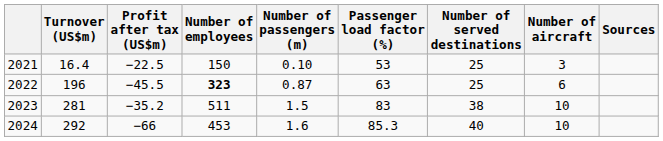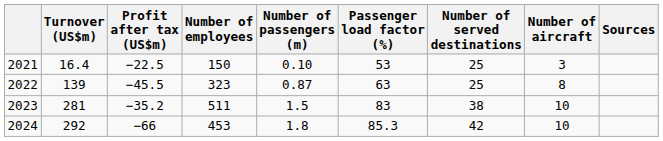(74, 85) 196 -> (74, 85) 139
(219, 85) bold -> (219, 85) normal
(562, 85) 6 -> (562, 85) 8
(297, 126) 1.6 -> (297, 126) 1.8
(476, 126) 40 -> (476, 126) 42
